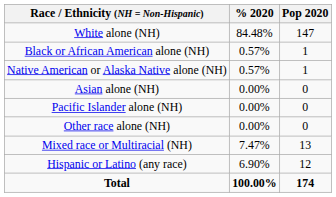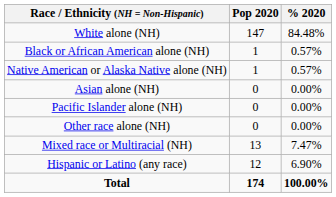columns swapped: (305, 13) <-> (254, 13)
